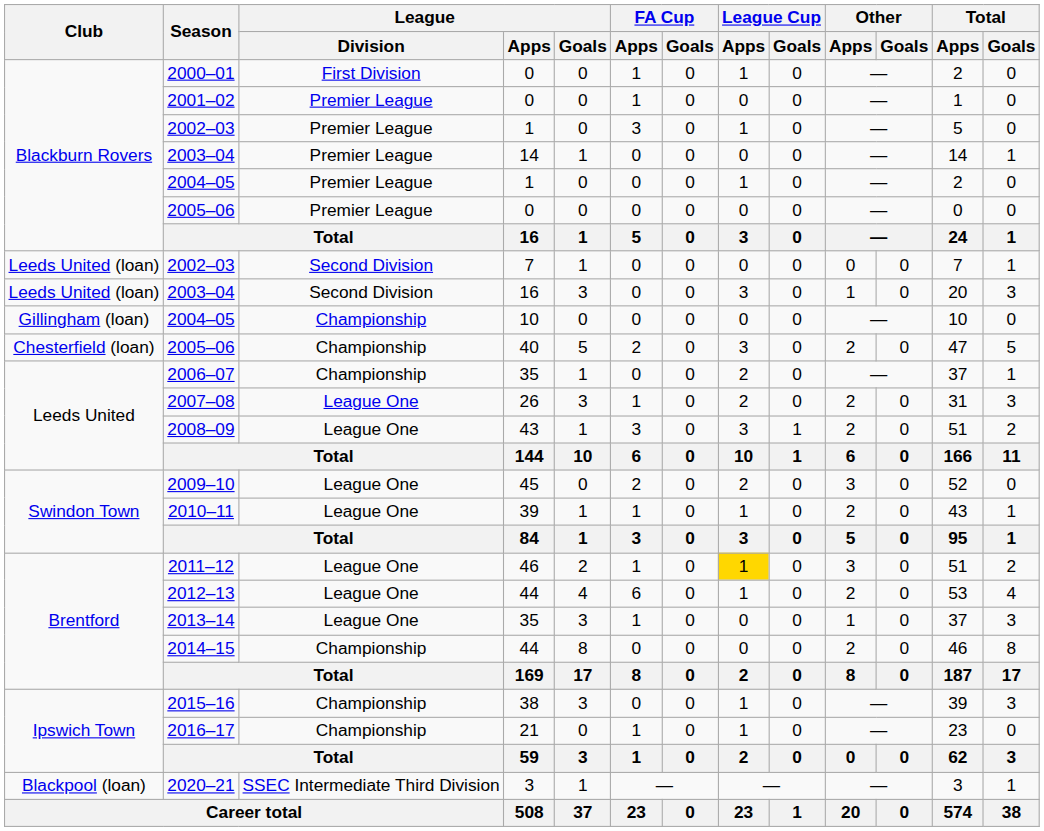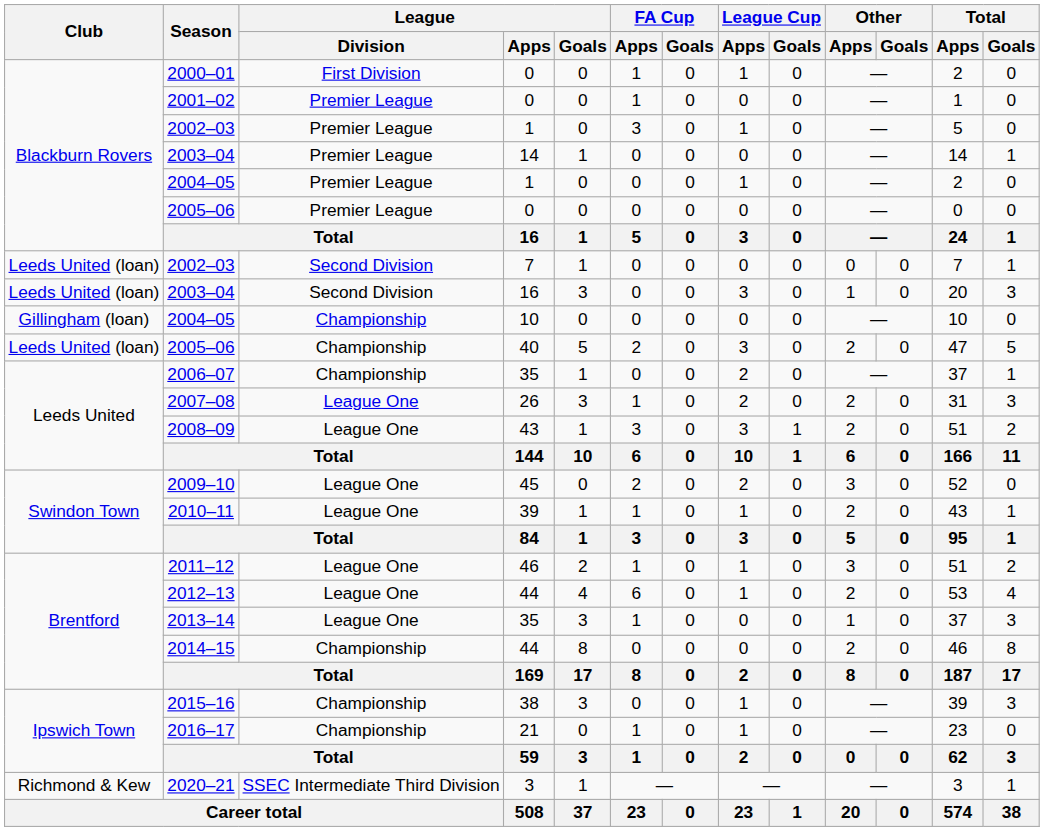(84, 347) Chesterfield (loan) -> (84, 347) Leeds United (loan)
(744, 566) gold background -> (744, 566) no background
(84, 785) Blackpool (loan) -> (84, 785) Richmond & Kew
